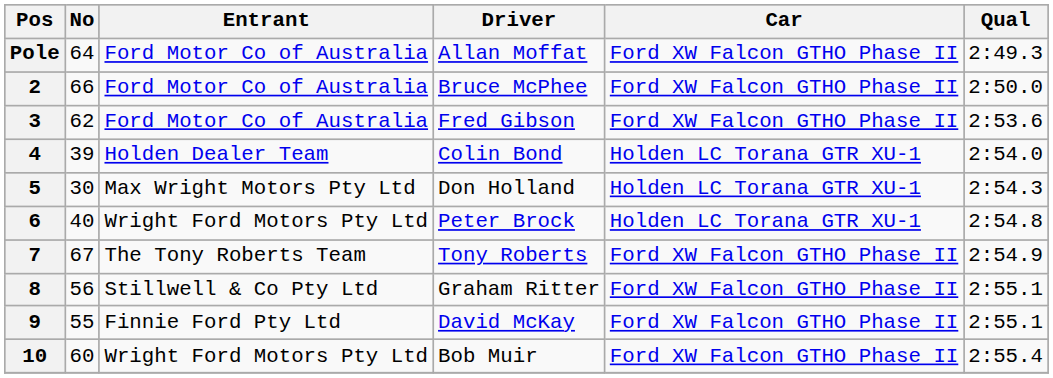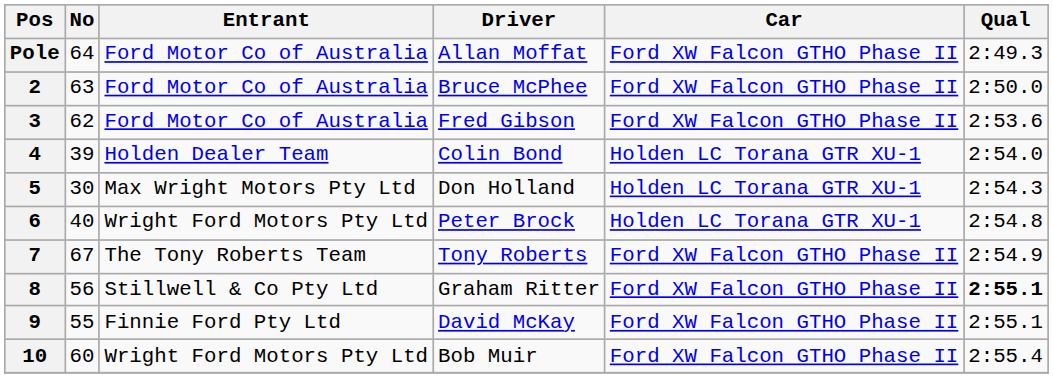(82, 89) 66 -> (82, 89) 63
(1006, 290) normal -> (1006, 290) bold
